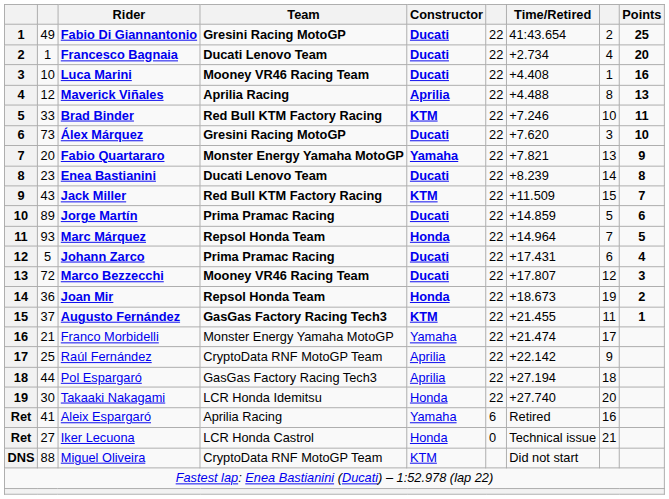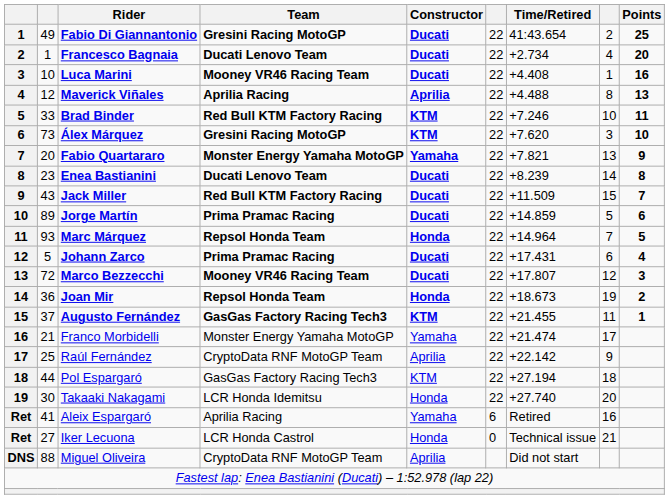(429, 135) Ducati -> (424, 135) KTM
(424, 196) KTM -> (429, 196) Ducati
(428, 377) Aprilia -> (423, 377) KTM
(423, 457) KTM -> (428, 457) Aprilia
